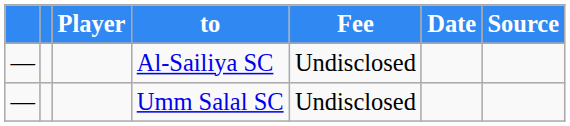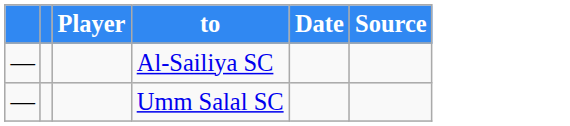- column: (355, 23)
